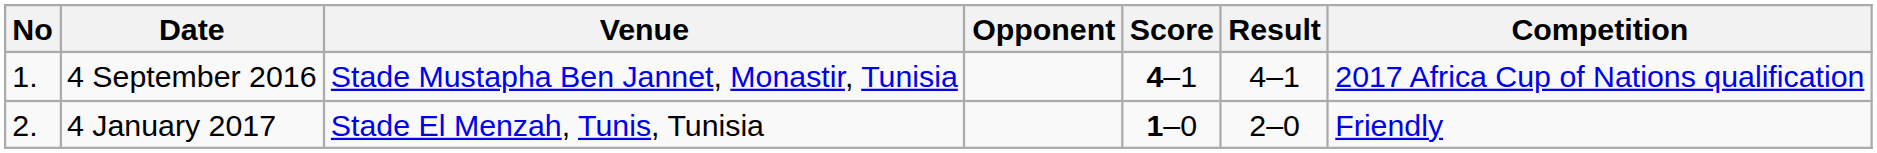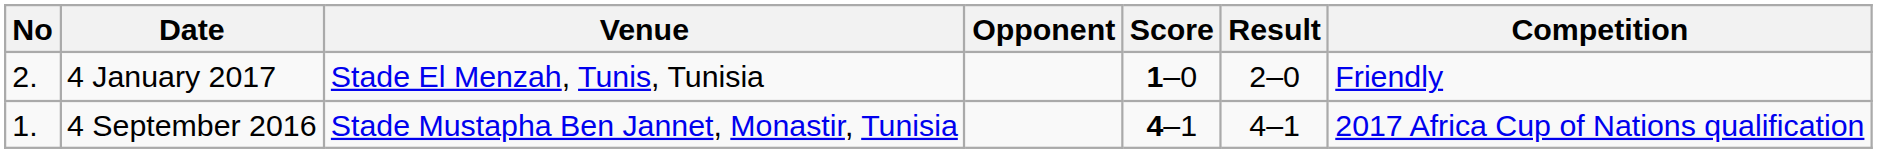rows swapped: (192, 76) <-> (172, 124)
